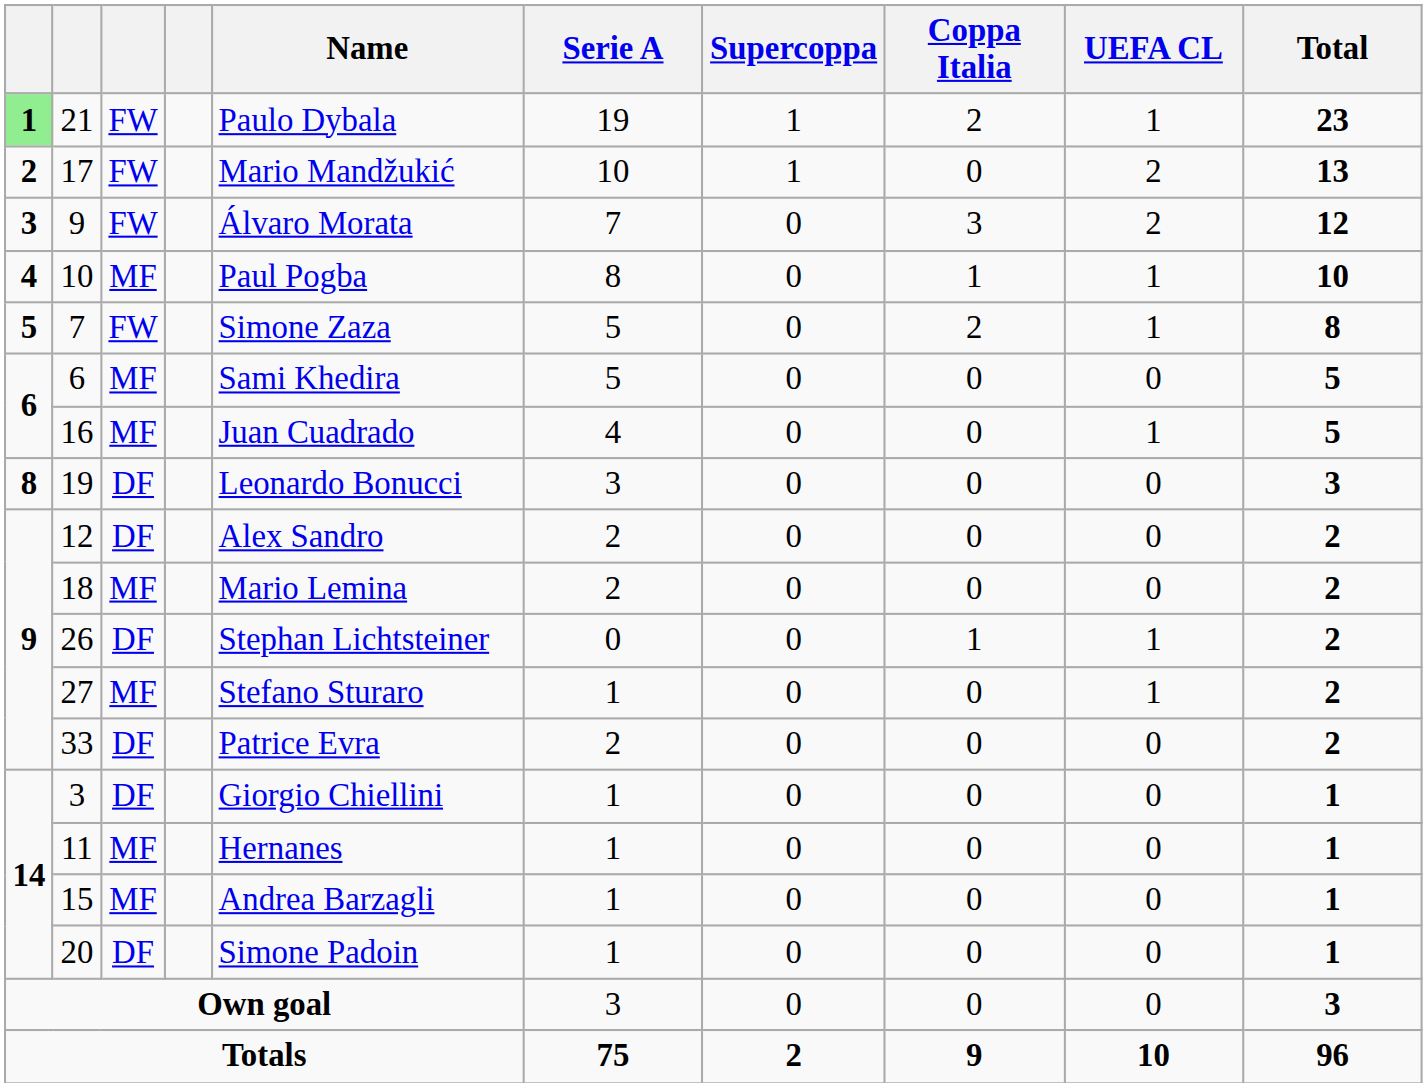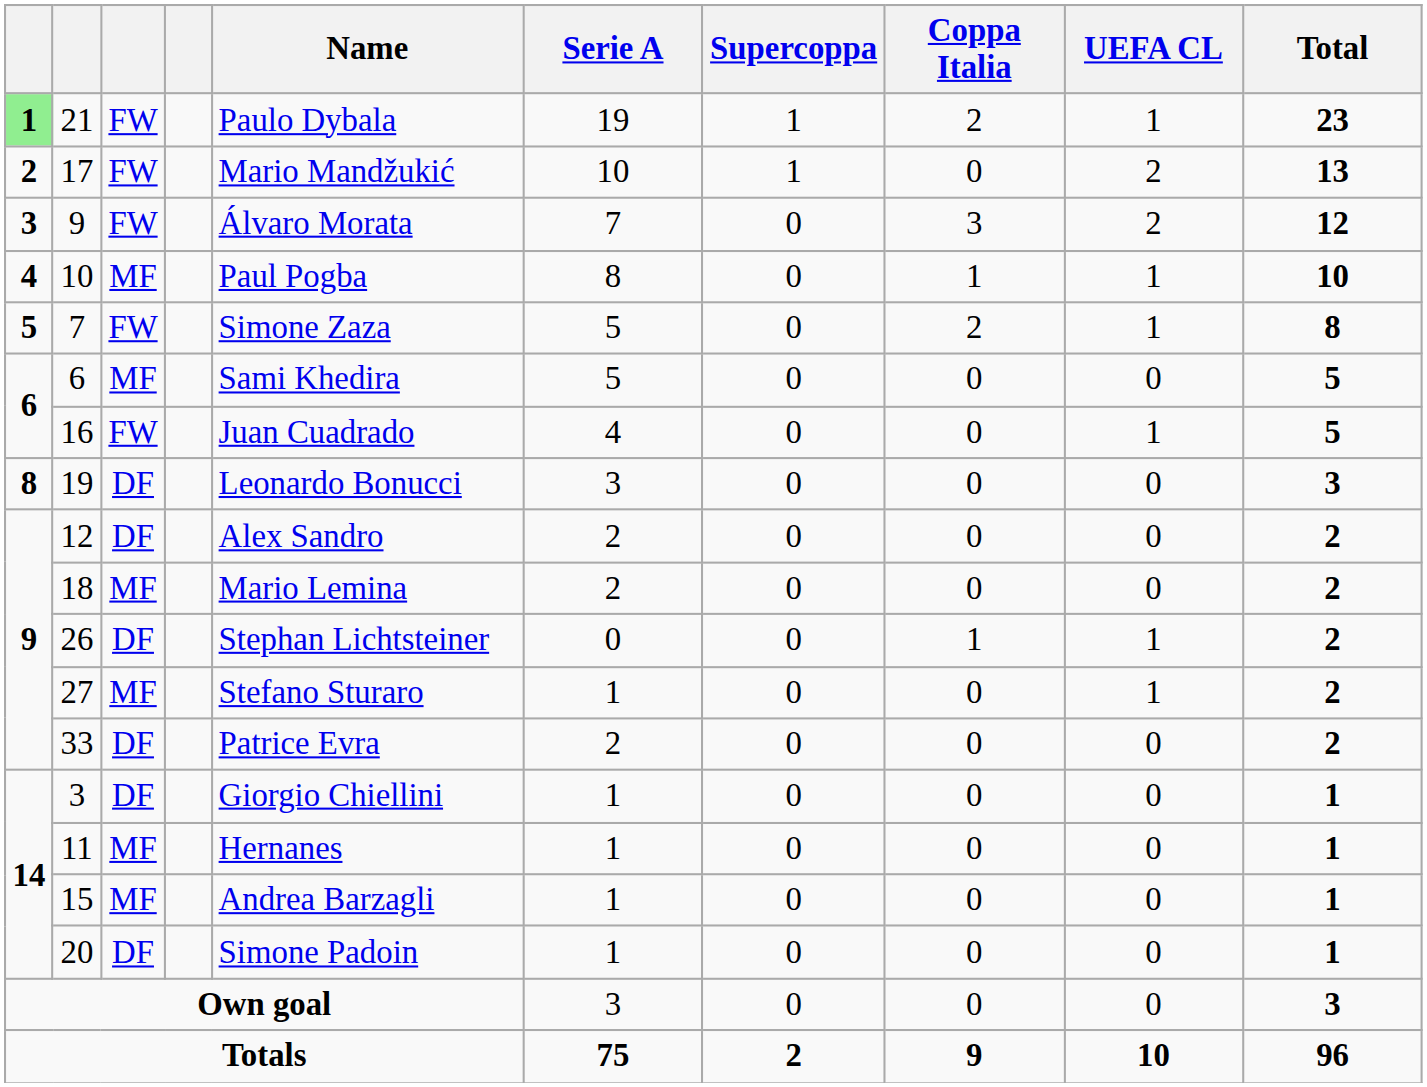(133, 431) MF -> (133, 431) FW
